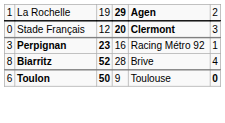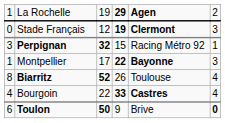(120, 29) 20 -> (120, 29) 19
(104, 46) 23 -> (104, 46) 32
(120, 46) 16 -> (120, 46) 15
+ row: (42, 62)
(120, 62) 28 -> (120, 78) 26
(142, 62) Brive -> (151, 78) Toulouse
+ row: (37, 94)
(151, 79) Toulouse -> (142, 110) Brive
